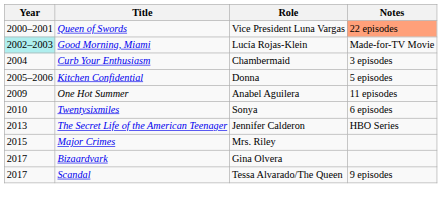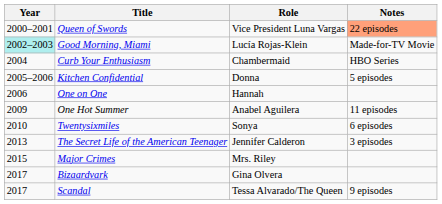(371, 61) 3 episodes -> (374, 61) HBO Series
+ row: (82, 93)
(374, 126) HBO Series -> (371, 142) 3 episodes
